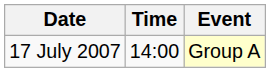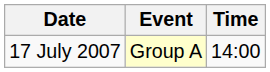columns swapped: (154, 20) <-> (224, 20)
